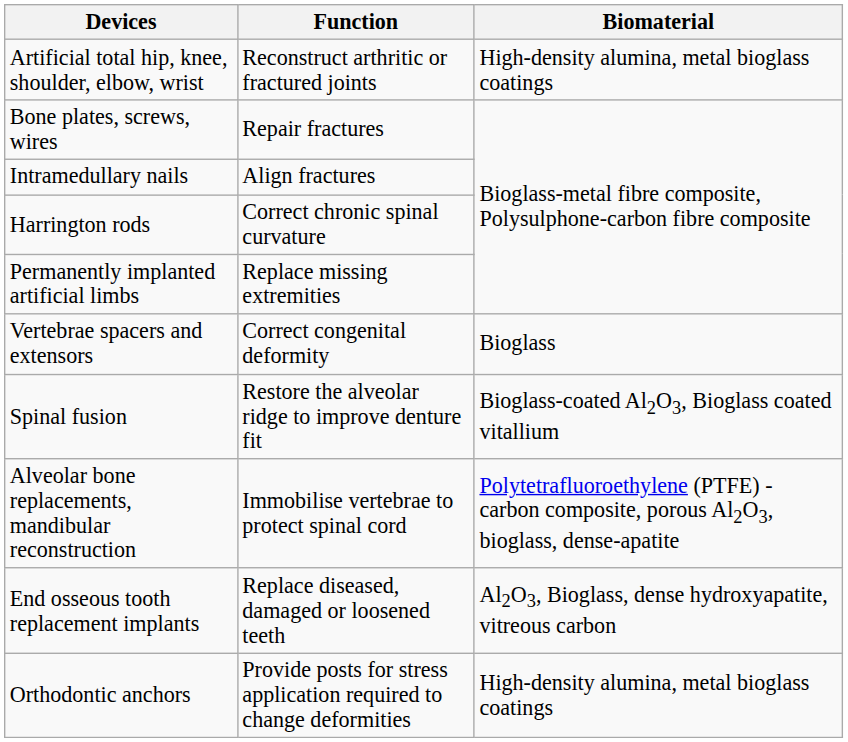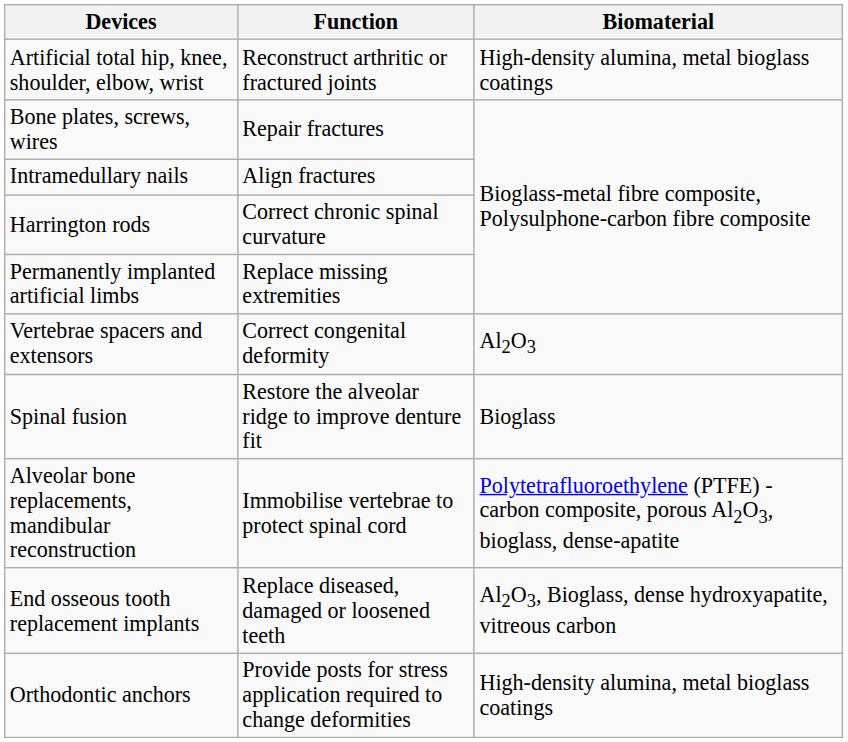(517, 343) Bioglass -> (508, 343) Al2O3
(655, 416) Bioglass-coated Al2O3, Bioglass coated vitallium -> (517, 416) Bioglass
